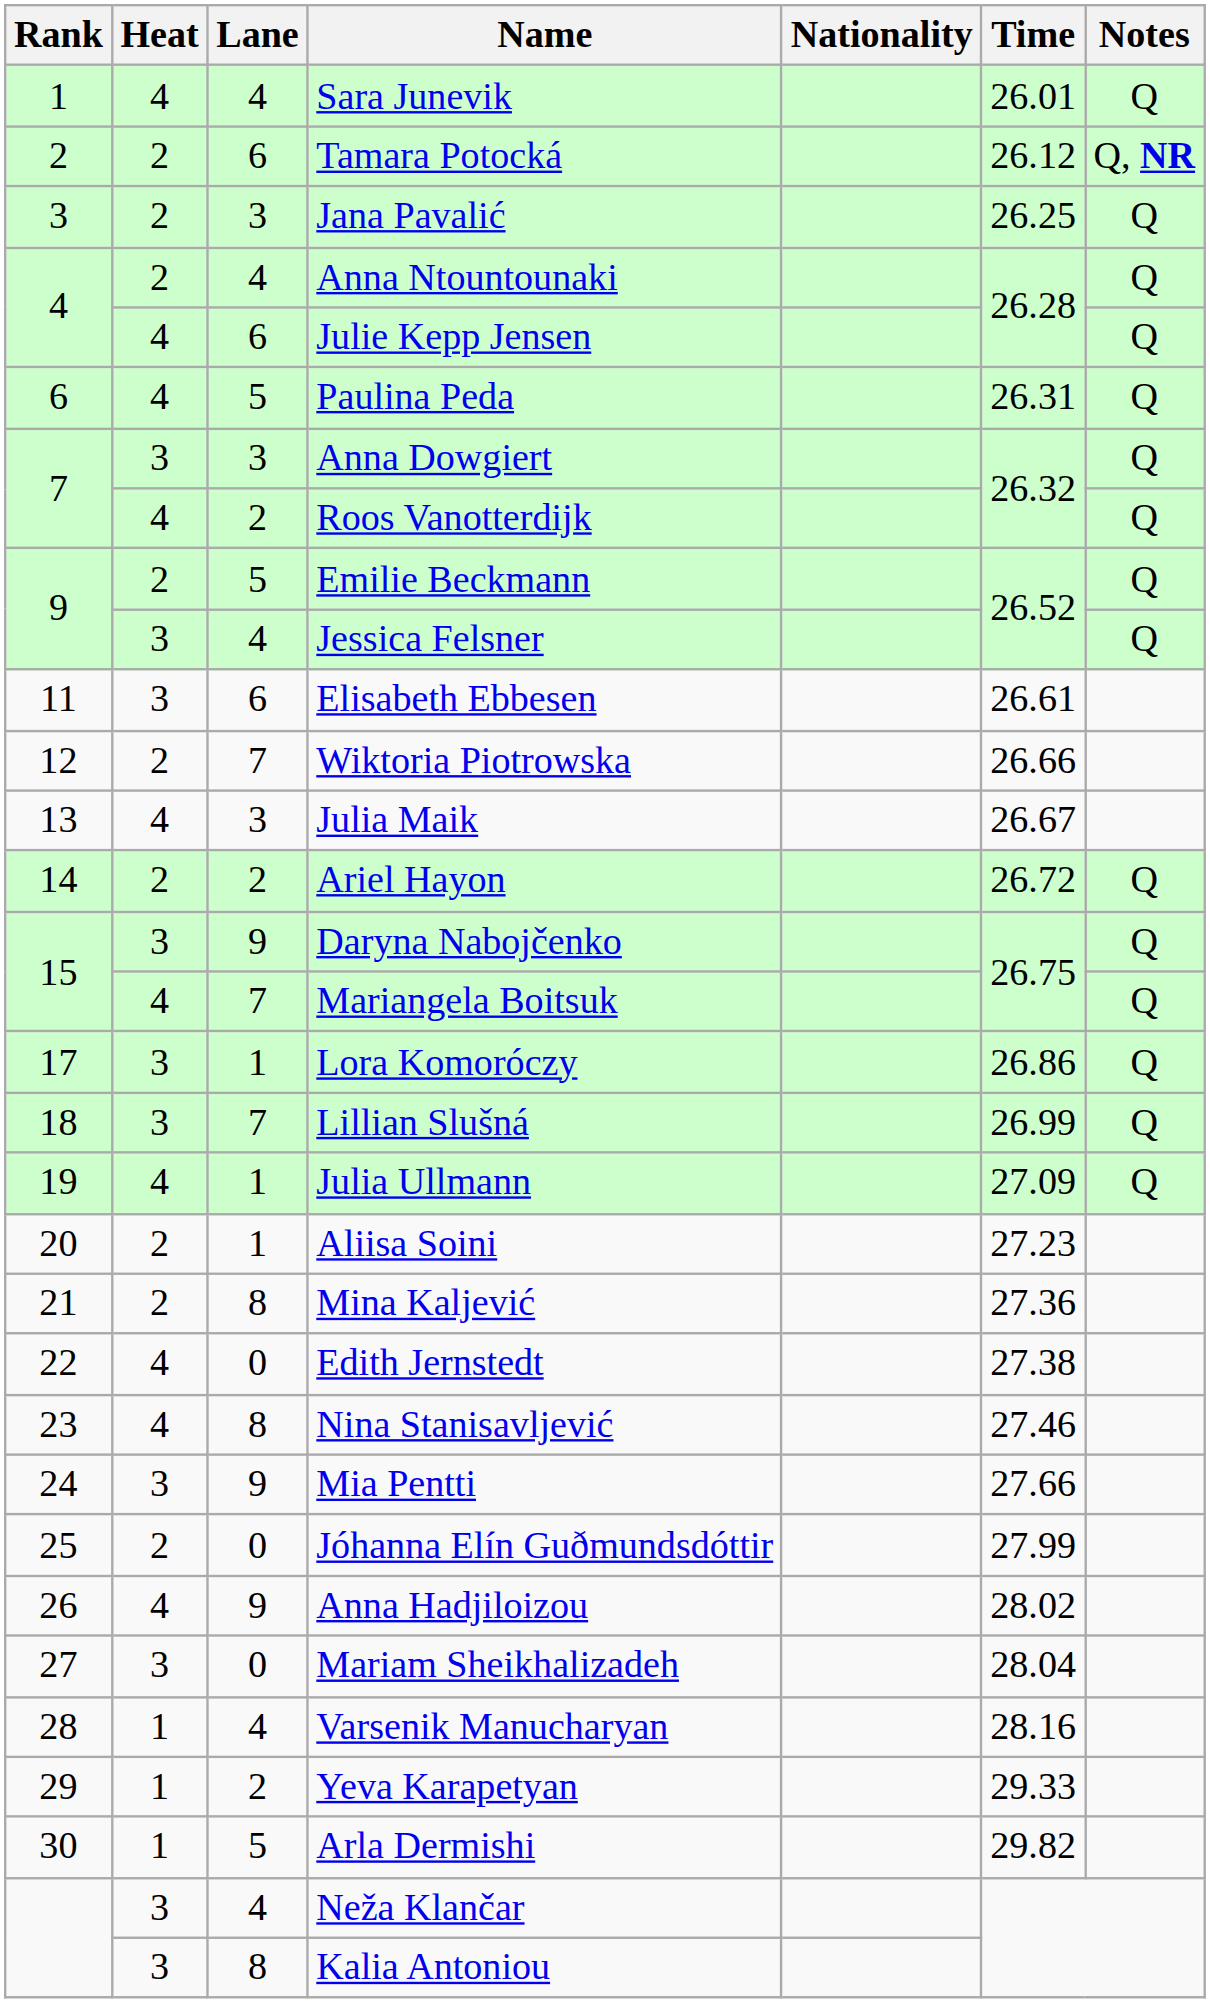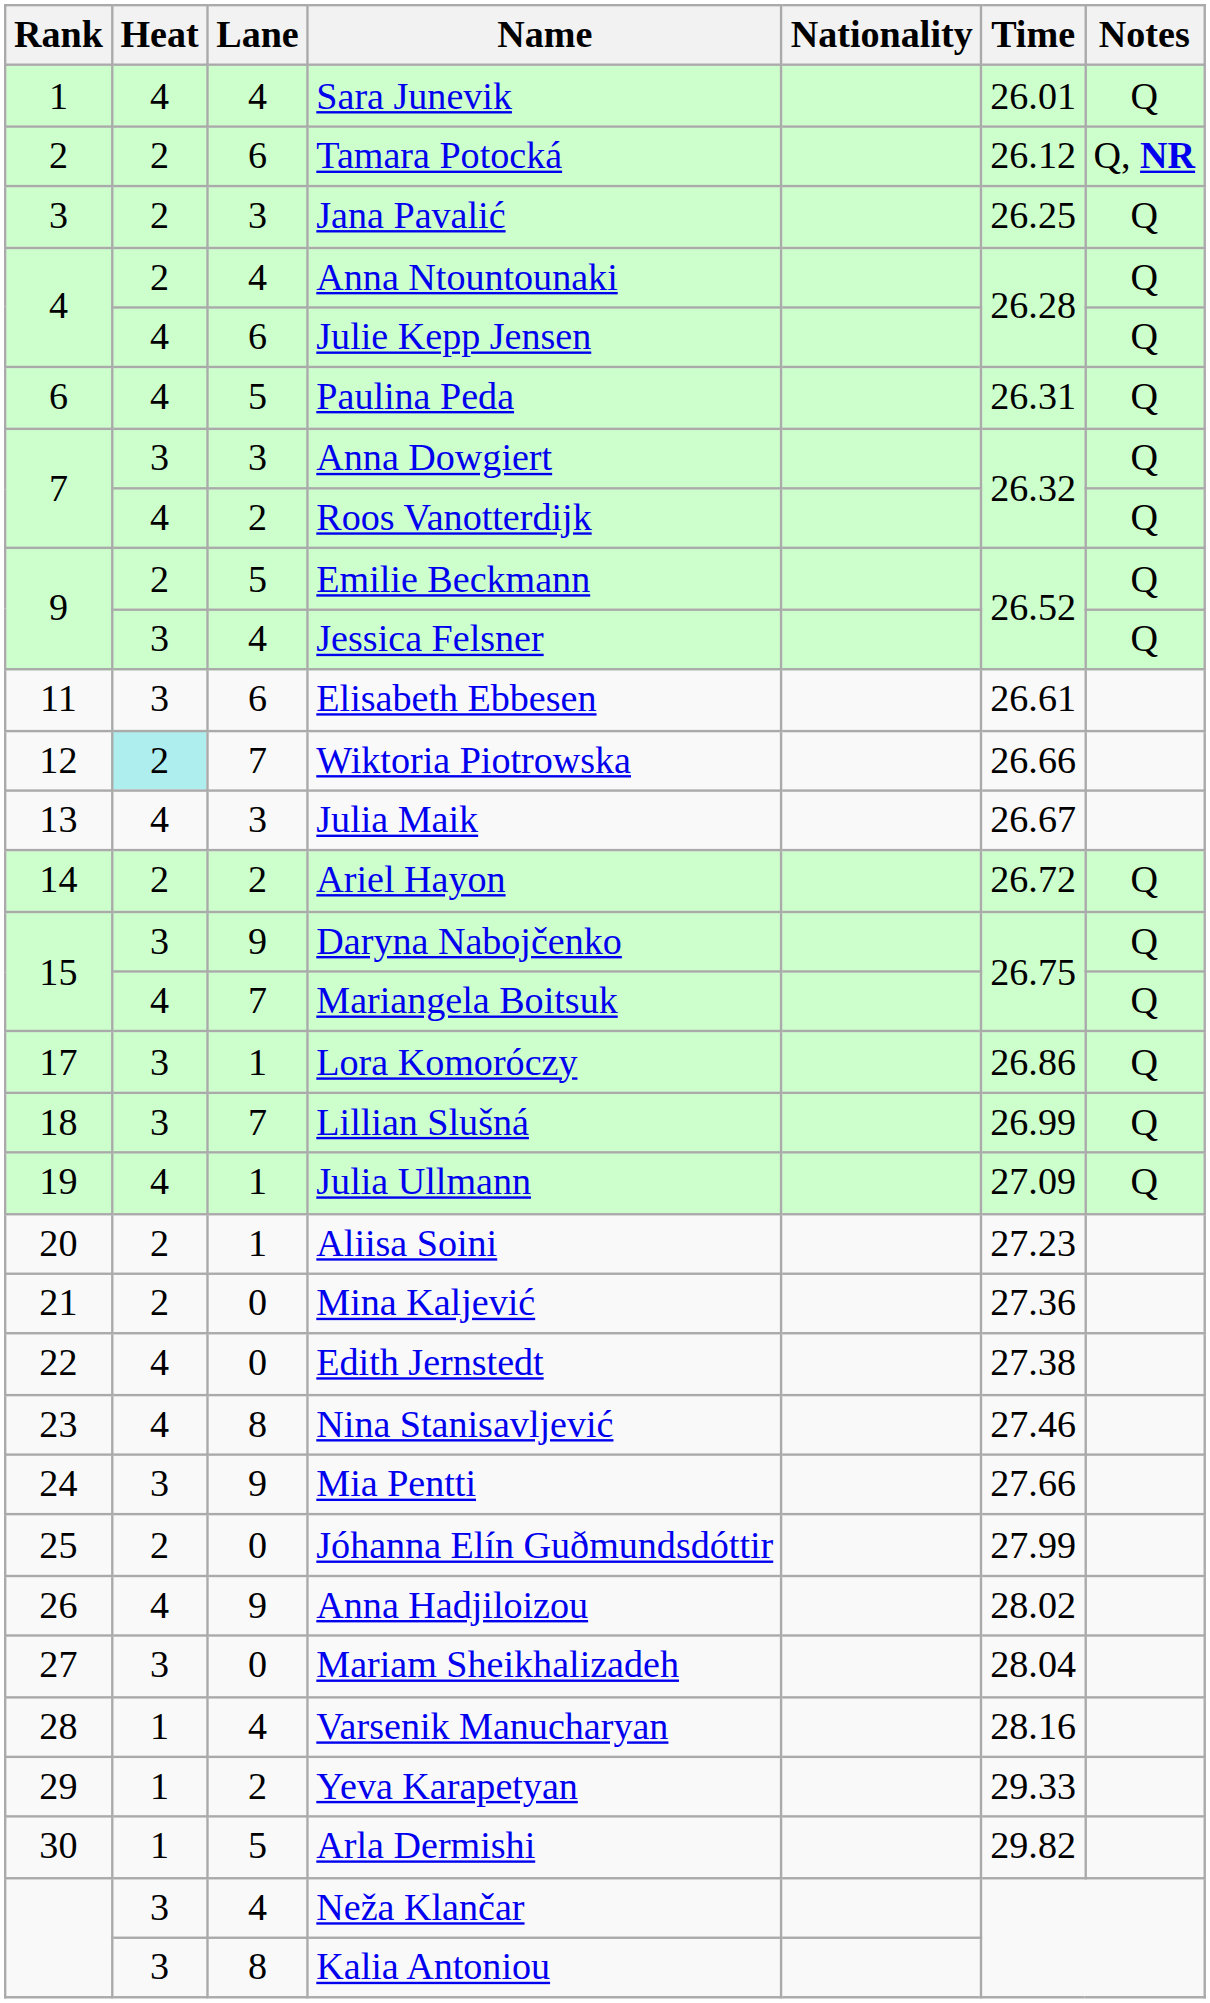(160, 759) no background -> (160, 759) paleturquoise background
(257, 1302) 8 -> (257, 1302) 0
